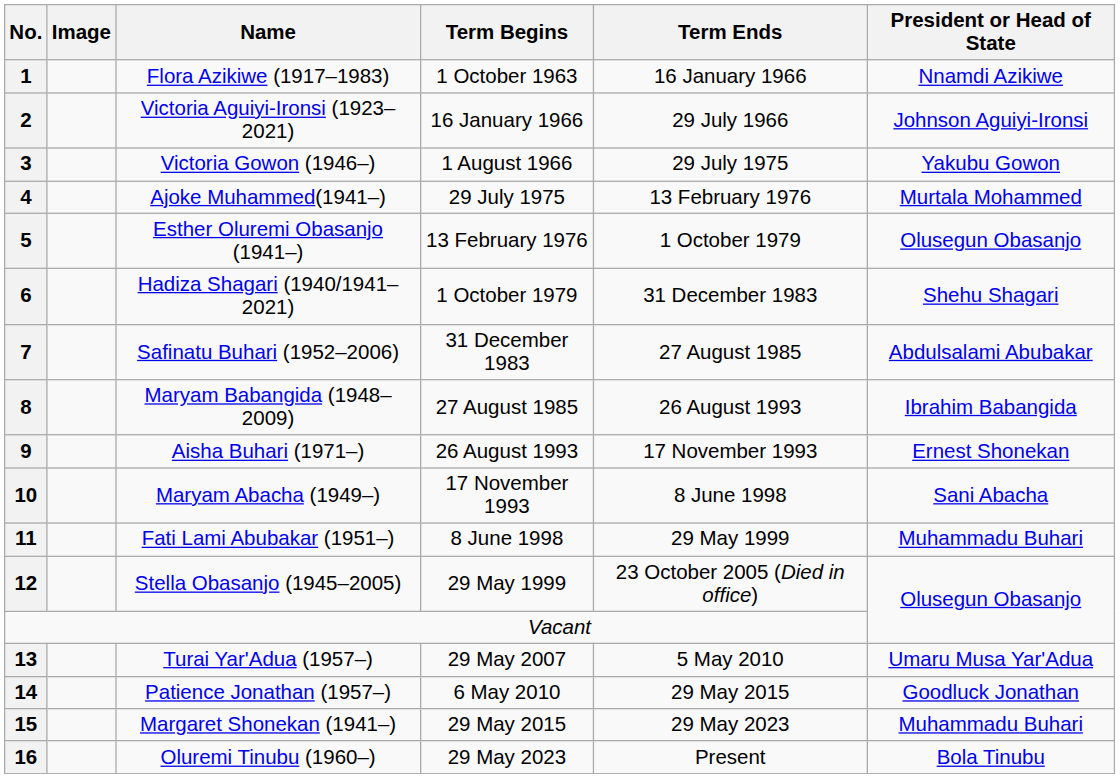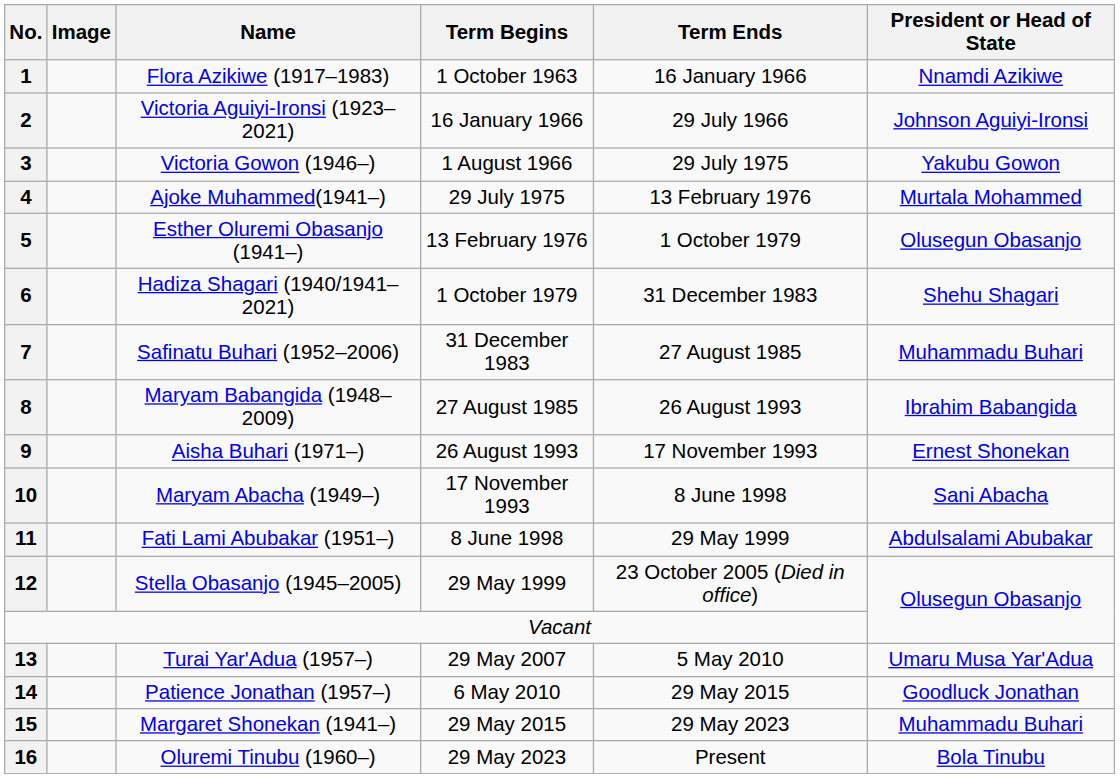(991, 351) Abdulsalami Abubakar -> (991, 351) Muhammadu Buhari
(991, 539) Muhammadu Buhari -> (991, 539) Abdulsalami Abubakar
